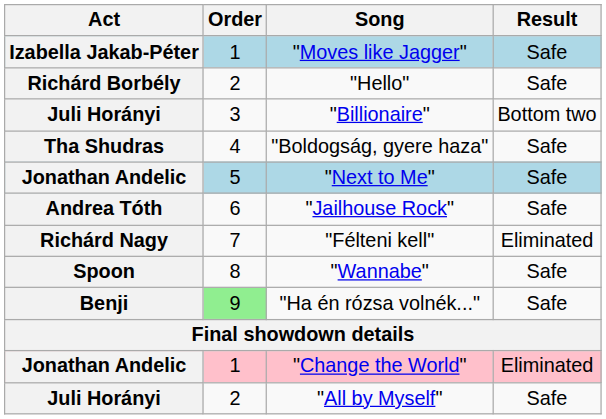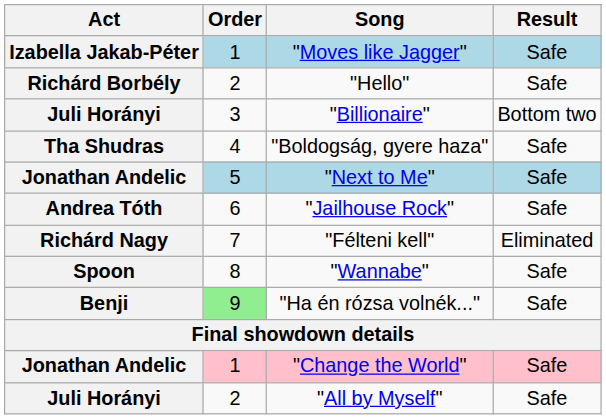(547, 366) Eliminated -> (547, 366) Safe
